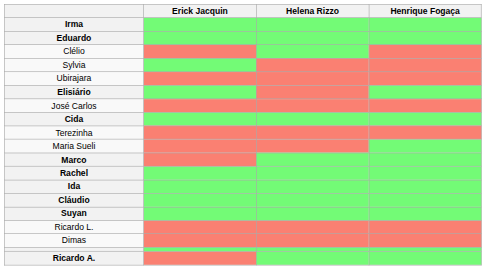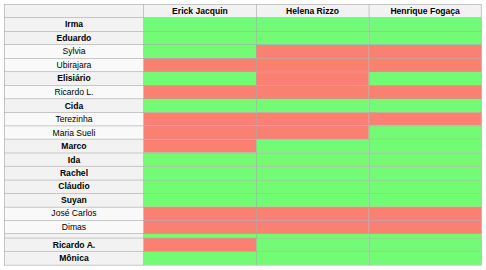- row: (74, 51)
rows swapped: (74, 227) <-> (74, 105)
rows swapped: (74, 186) <-> (74, 173)
+ row: (74, 258)
